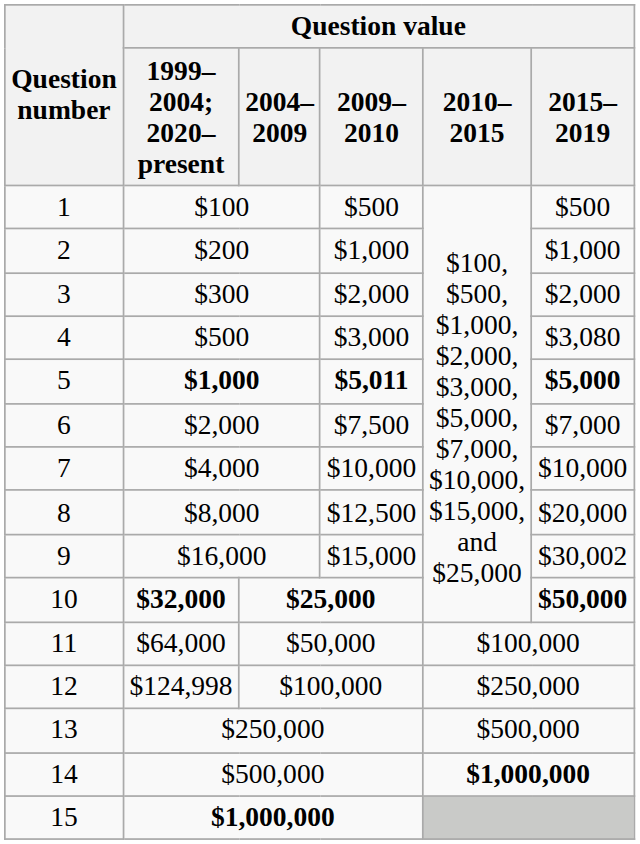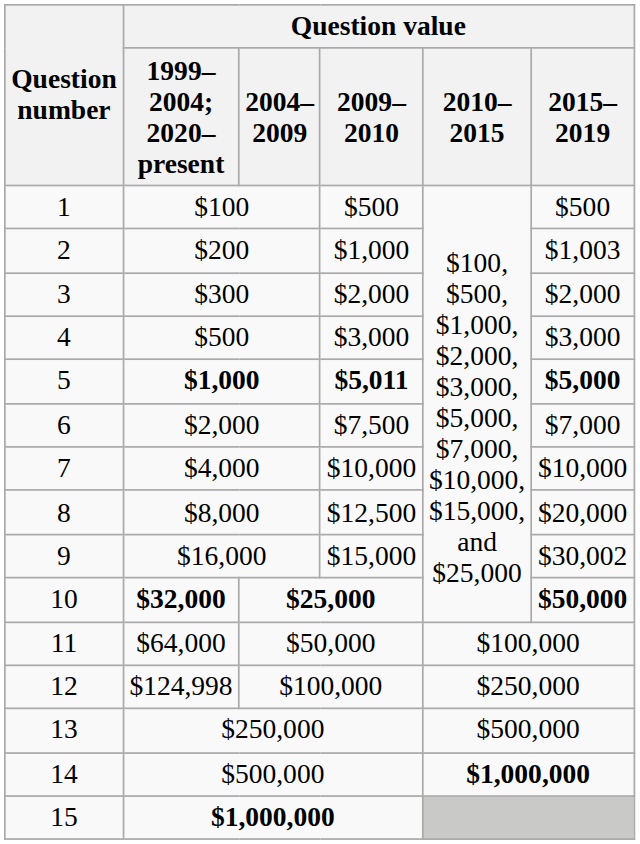(583, 250) $1,000 -> (583, 250) $1,003
(583, 337) $3,080 -> (583, 337) $3,000
